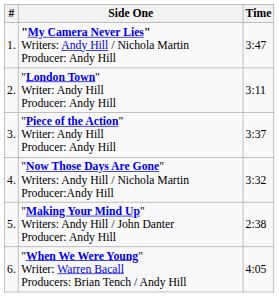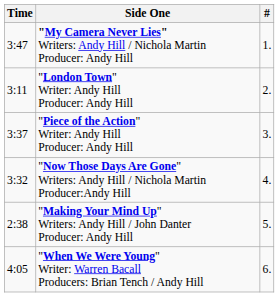columns swapped: (11, 13) <-> (258, 13)
